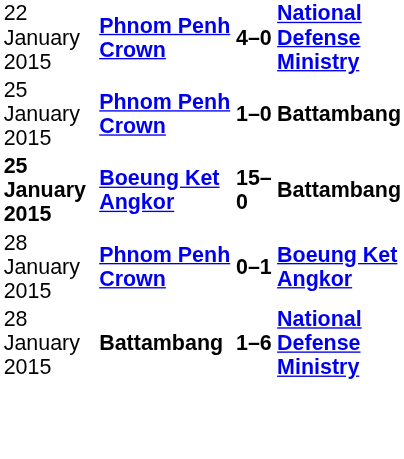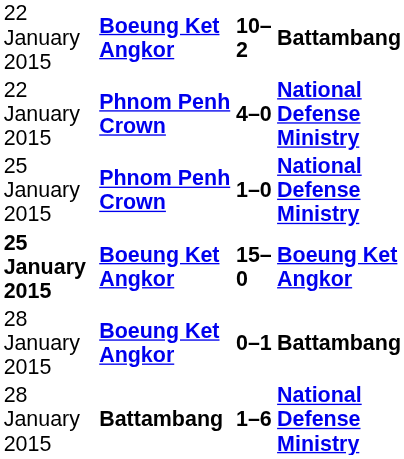+ row: (254, 37)
(339, 114) Battambang -> (319, 190) National Defense Ministry
(339, 190) Battambang -> (337, 266) Boeung Ket Angkor
(165, 266) Phnom Penh Crown -> (159, 343) Boeung Ket Angkor
(337, 266) Boeung Ket Angkor -> (339, 343) Battambang
